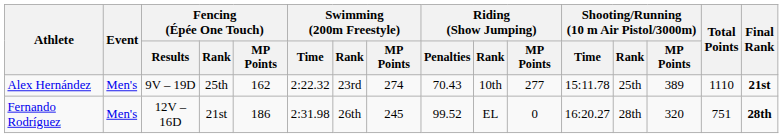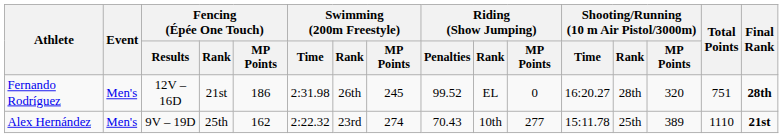rows swapped: (34, 114) <-> (49, 85)
